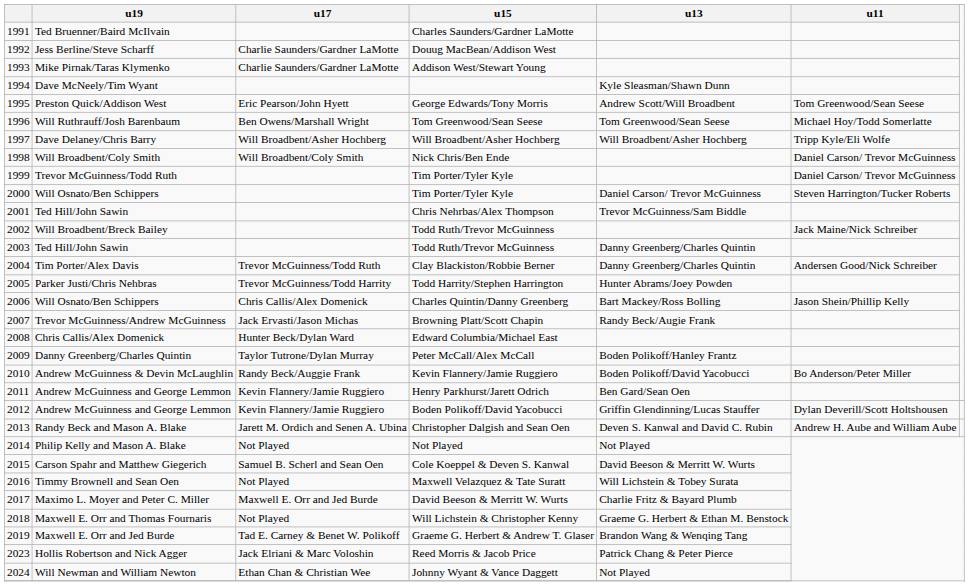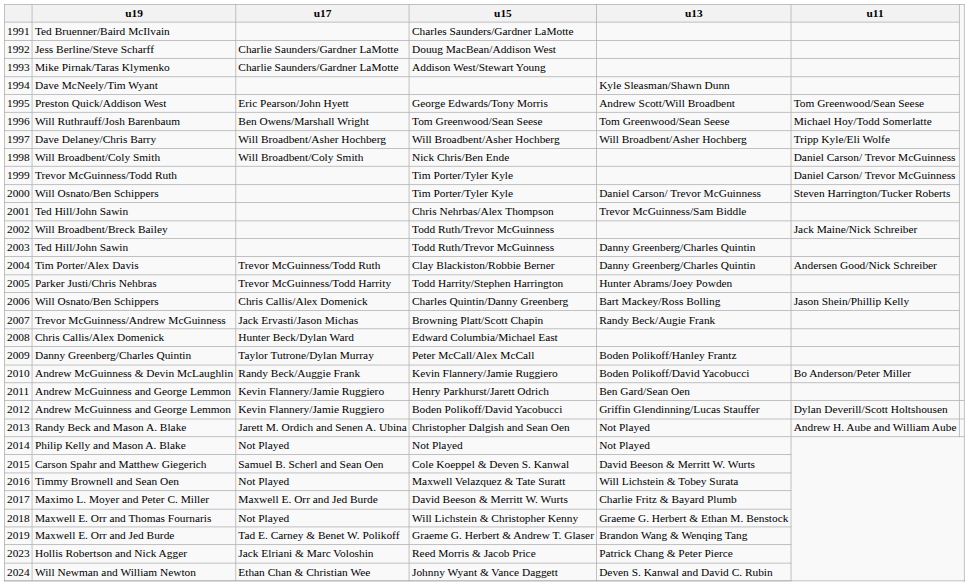(686, 427) Deven S. Kanwal and David C. Rubin -> (625, 427) Not Played
(625, 572) Not Played -> (686, 572) Deven S. Kanwal and David C. Rubin
